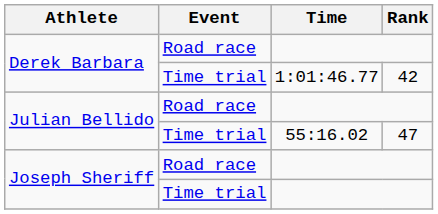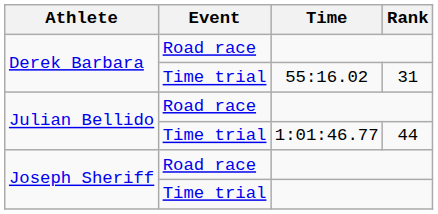(327, 77) 1:01:46.77 -> (327, 77) 55:16.02
(408, 77) 42 -> (408, 77) 31
(327, 135) 55:16.02 -> (327, 135) 1:01:46.77
(408, 135) 47 -> (408, 135) 44
